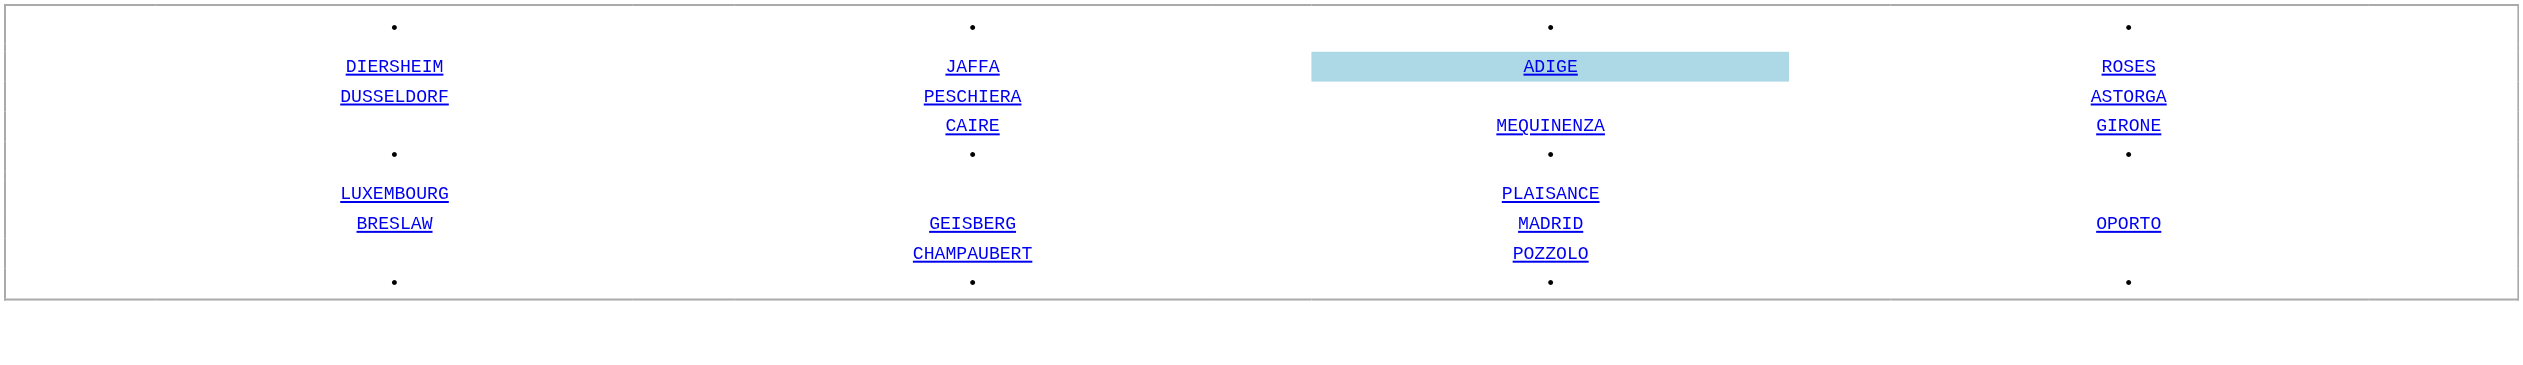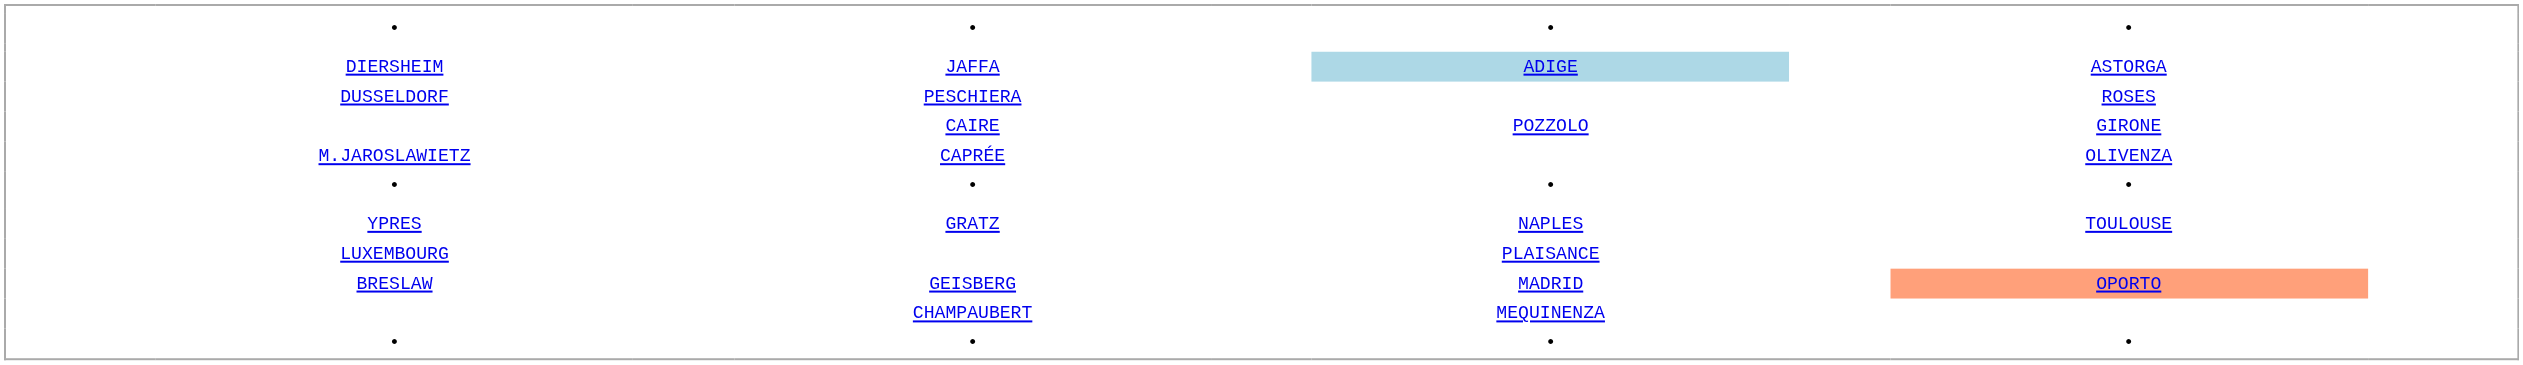(2129, 67) ROSES -> (2129, 67) ASTORGA
(2129, 97) ASTORGA -> (2129, 97) ROSES
(1551, 126) MEQUINENZA -> (1551, 126) POZZOLO
+ row: (395, 156)
+ row: (395, 224)
(2129, 224) no background -> (2129, 284) lightsalmon background
(1551, 254) POZZOLO -> (1551, 313) MEQUINENZA
